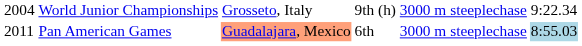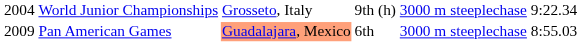(19, 31) 2011 -> (19, 31) 2009
(554, 31) lightblue background -> (554, 31) no background
